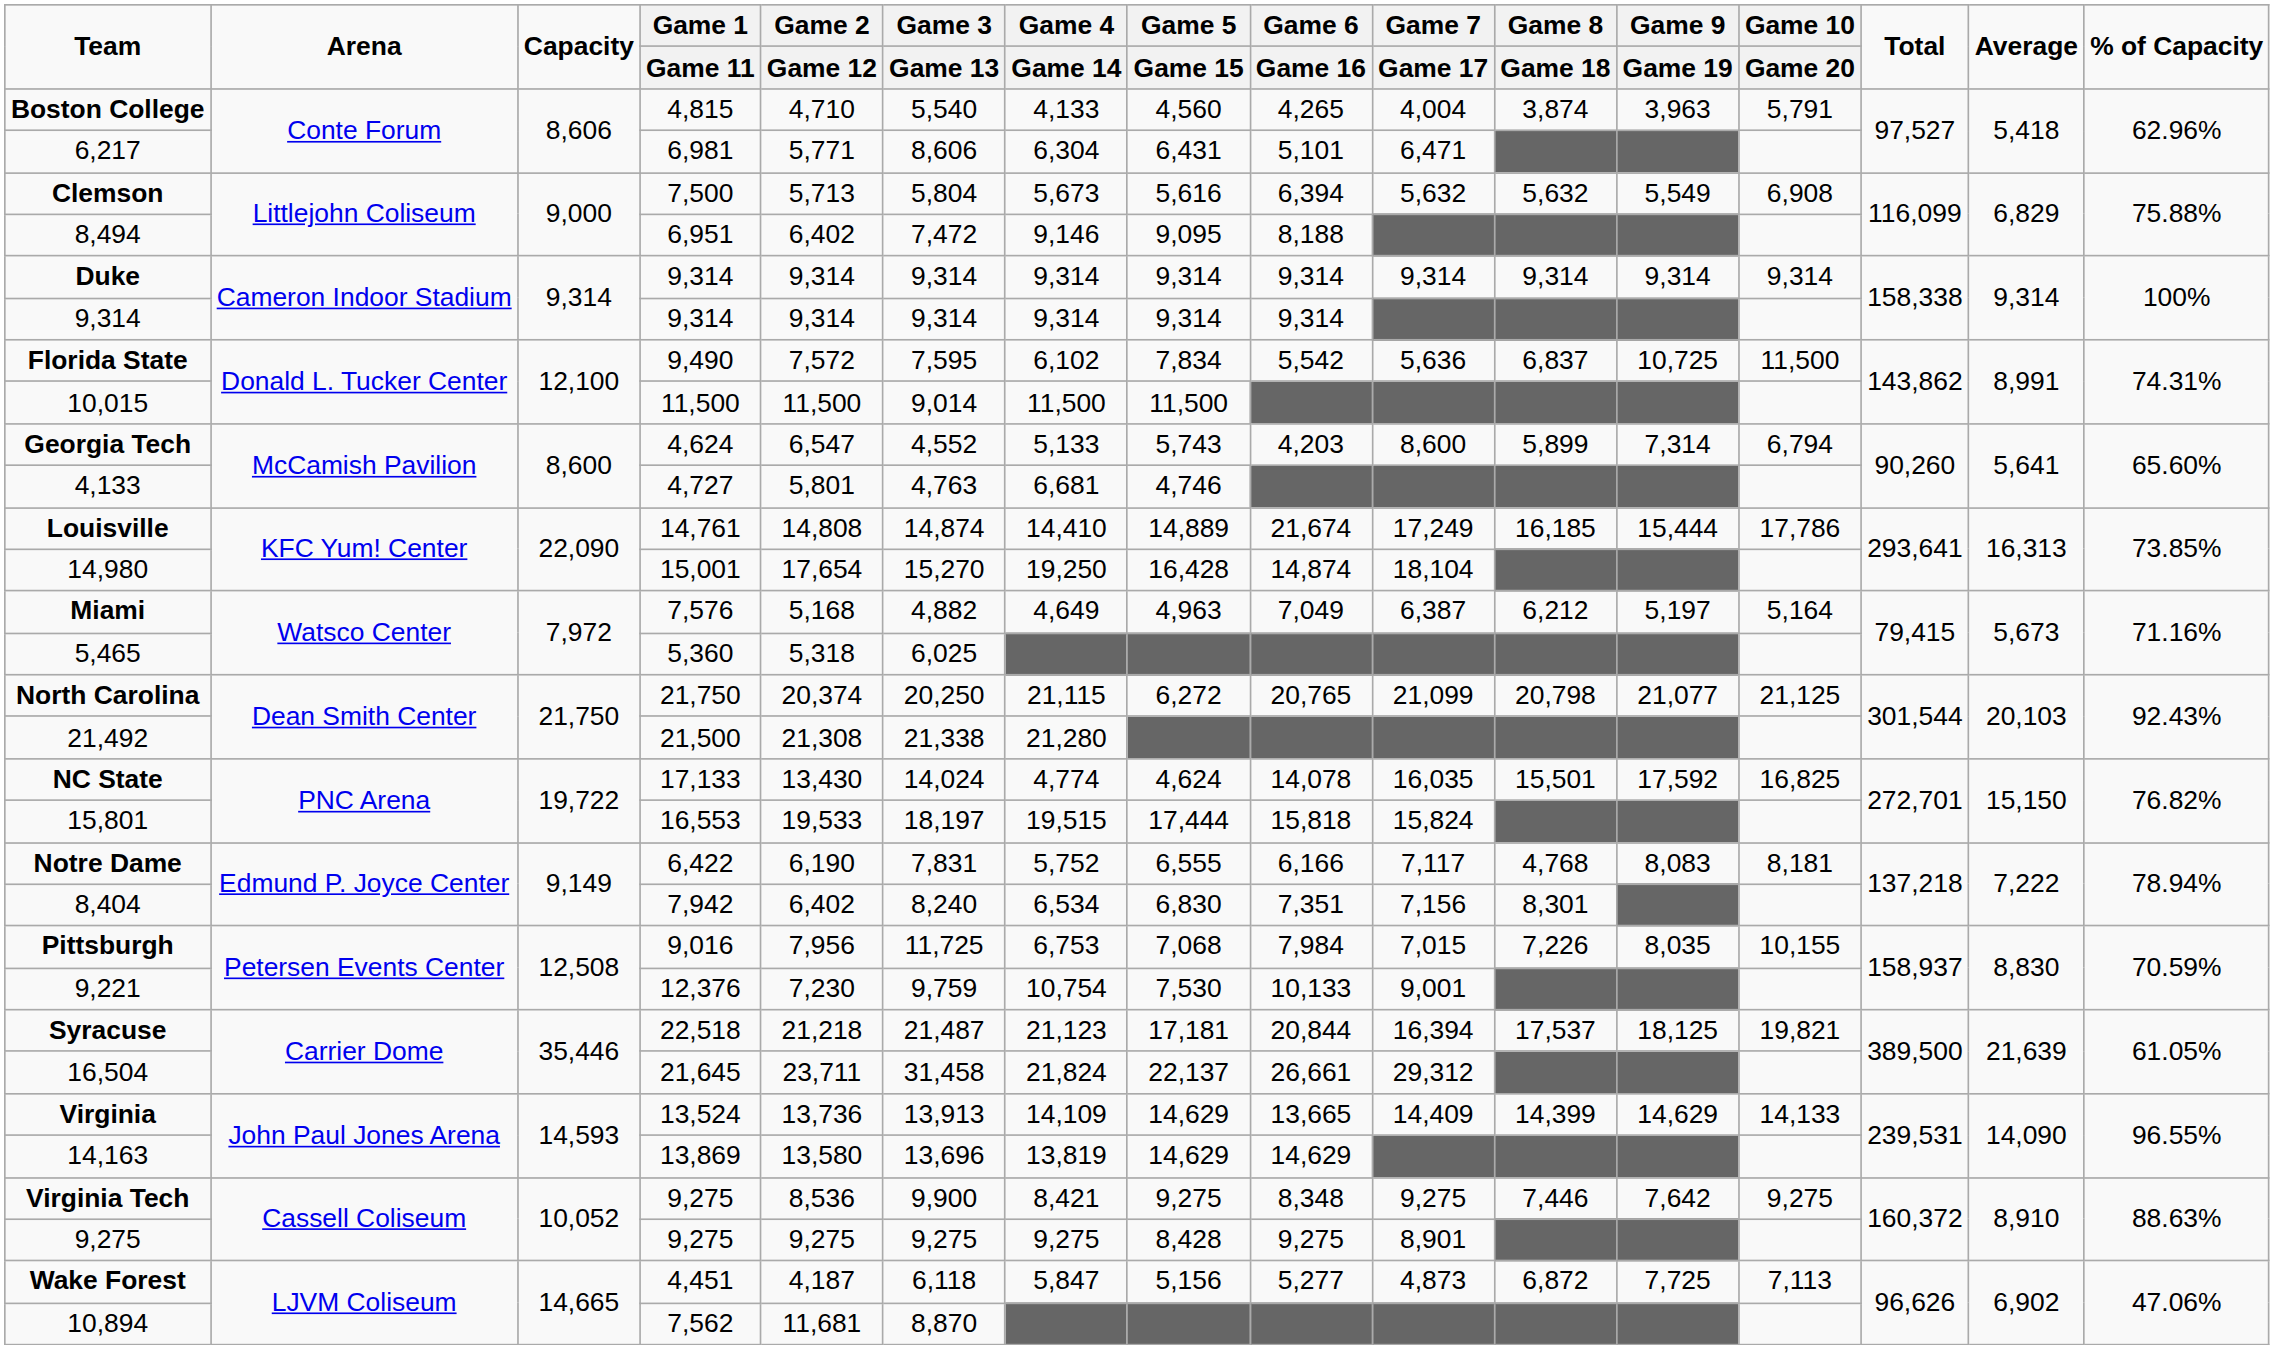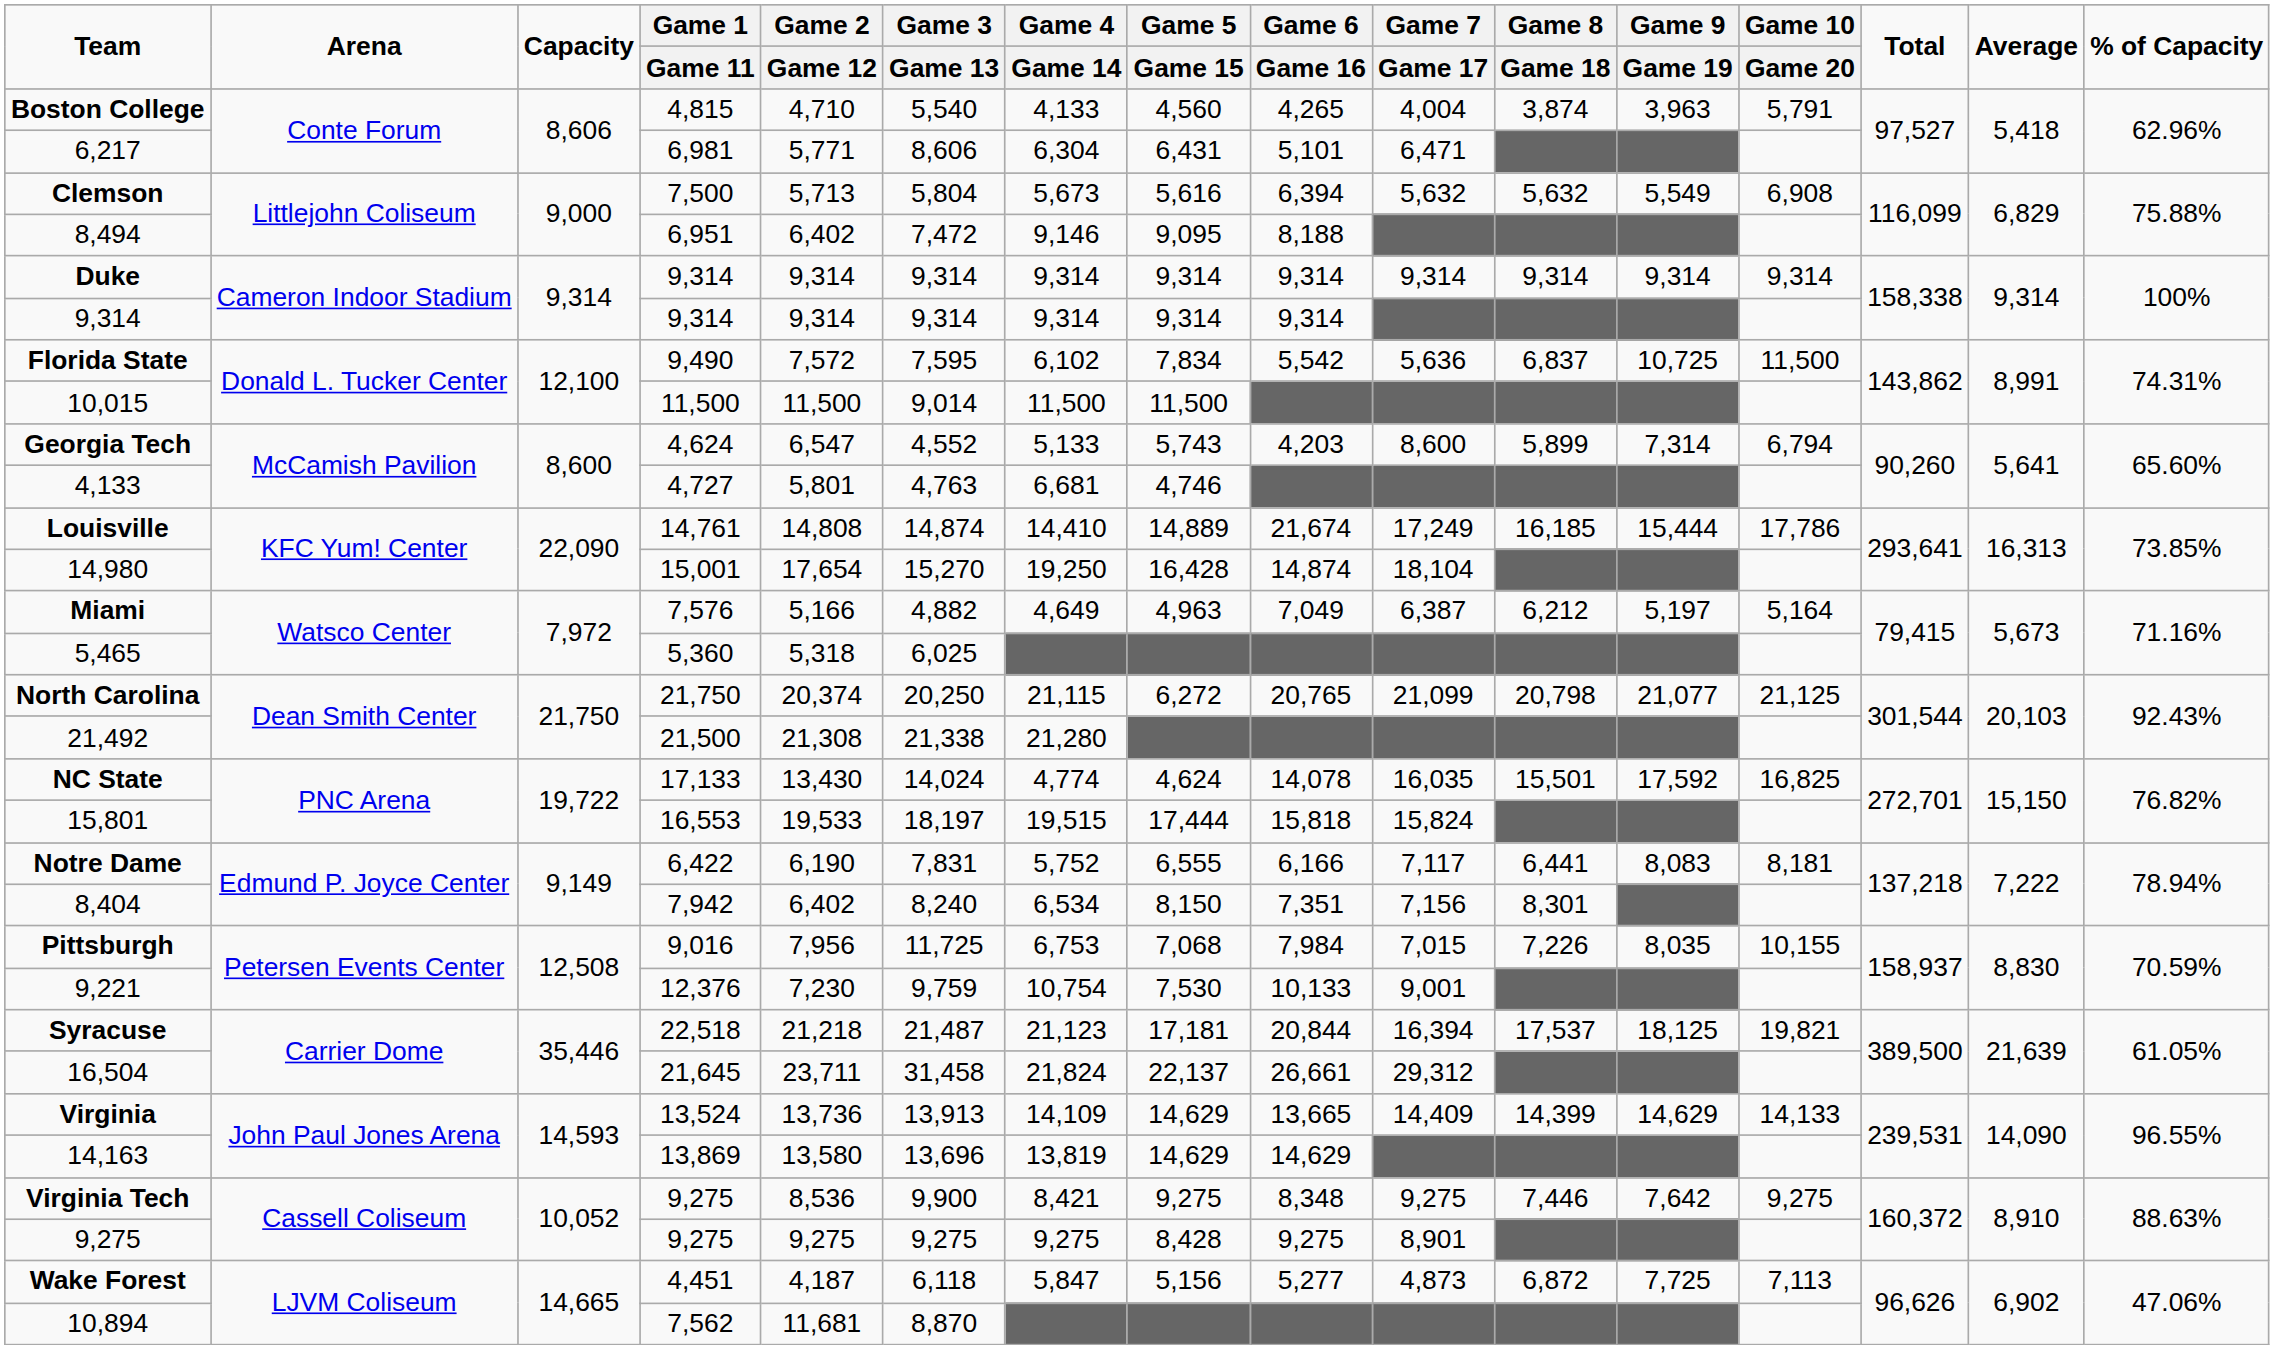(822, 611) 5,168 -> (822, 611) 5,166
(1555, 862) 4,768 -> (1555, 862) 6,441
(1189, 904) 6,830 -> (1189, 904) 8,150
